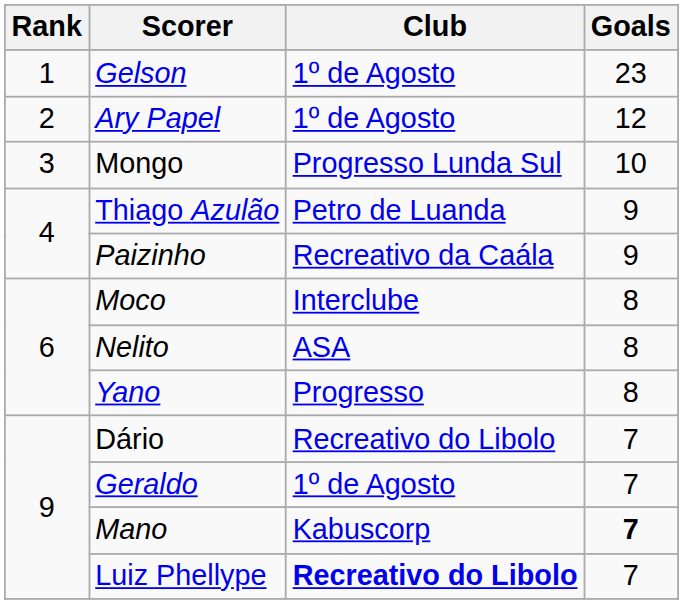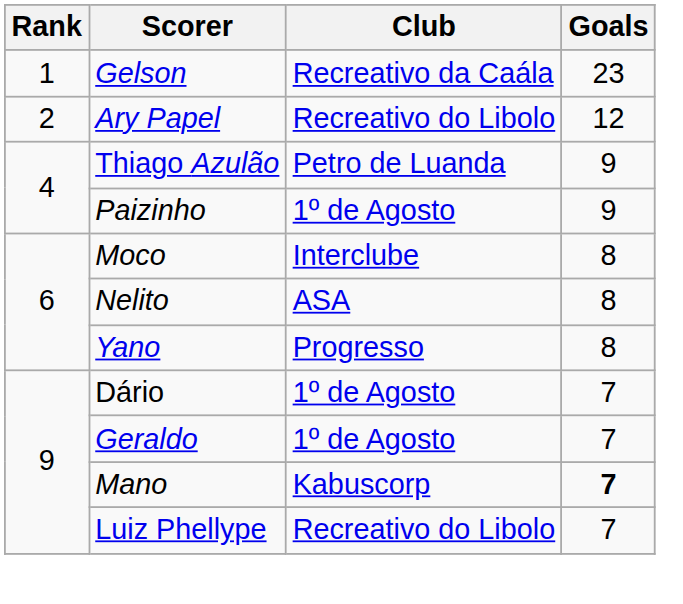(374, 73) 1º de Agosto -> (423, 73) Recreativo da Caála
(374, 118) 1º de Agosto -> (424, 118) Recreativo do Libolo
- row: (139, 164)
(423, 255) Recreativo da Caála -> (374, 210) 1º de Agosto
(424, 438) Recreativo do Libolo -> (374, 392) 1º de Agosto
(435, 575) bold -> (424, 529) normal
